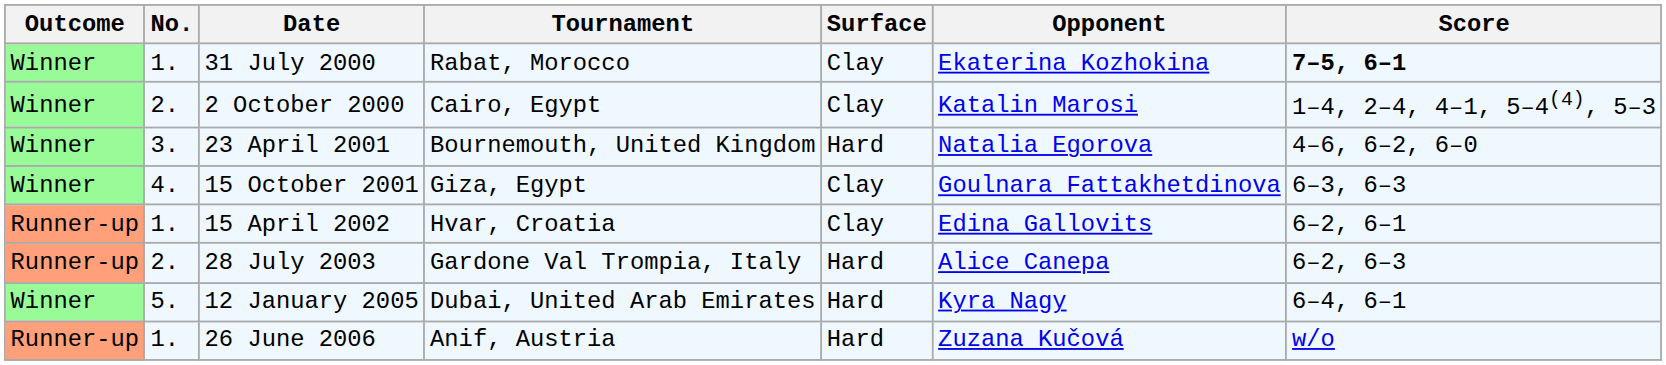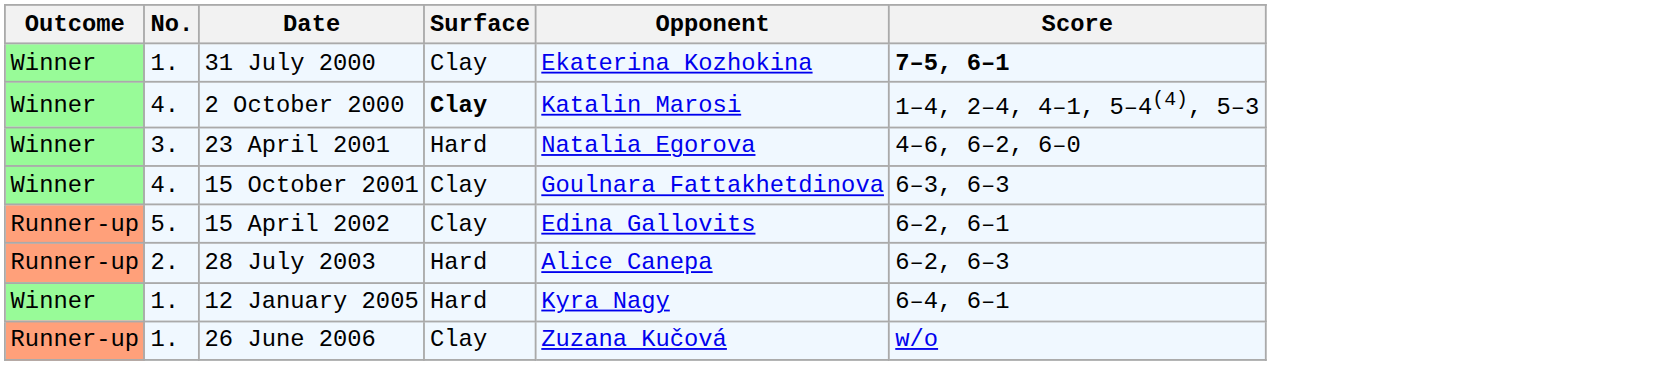- column: (623, 24)
(165, 105) 2. -> (165, 105) 4.
(855, 105) normal -> (459, 105) bold
(165, 224) 1. -> (165, 224) 5.
(165, 302) 5. -> (165, 302) 1.
(855, 341) Hard -> (459, 341) Clay
